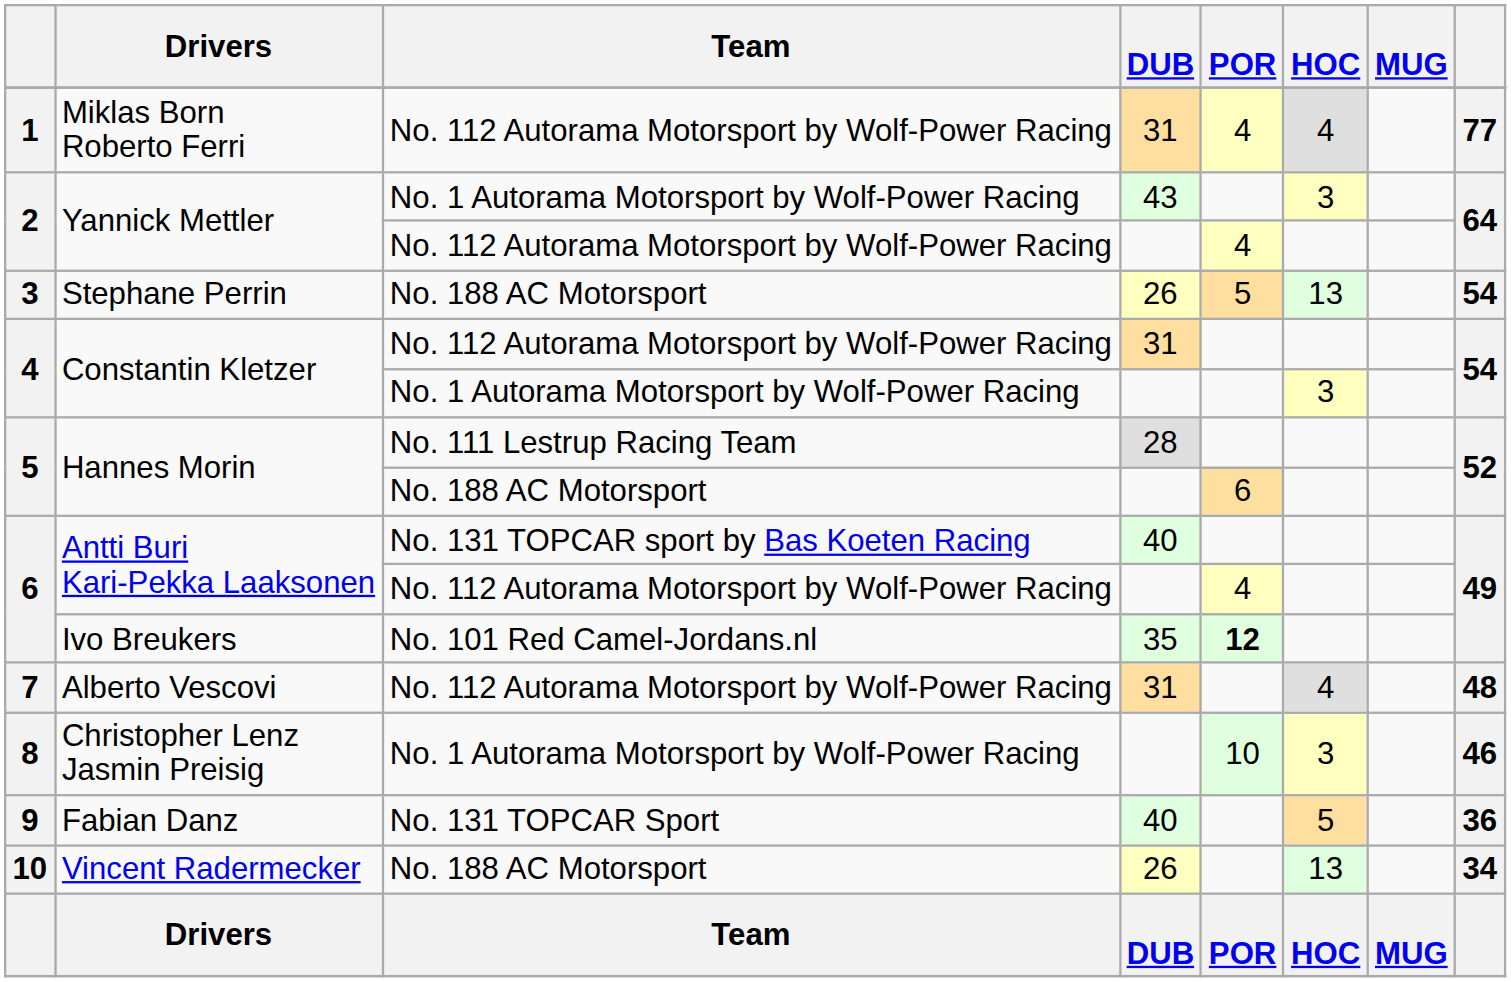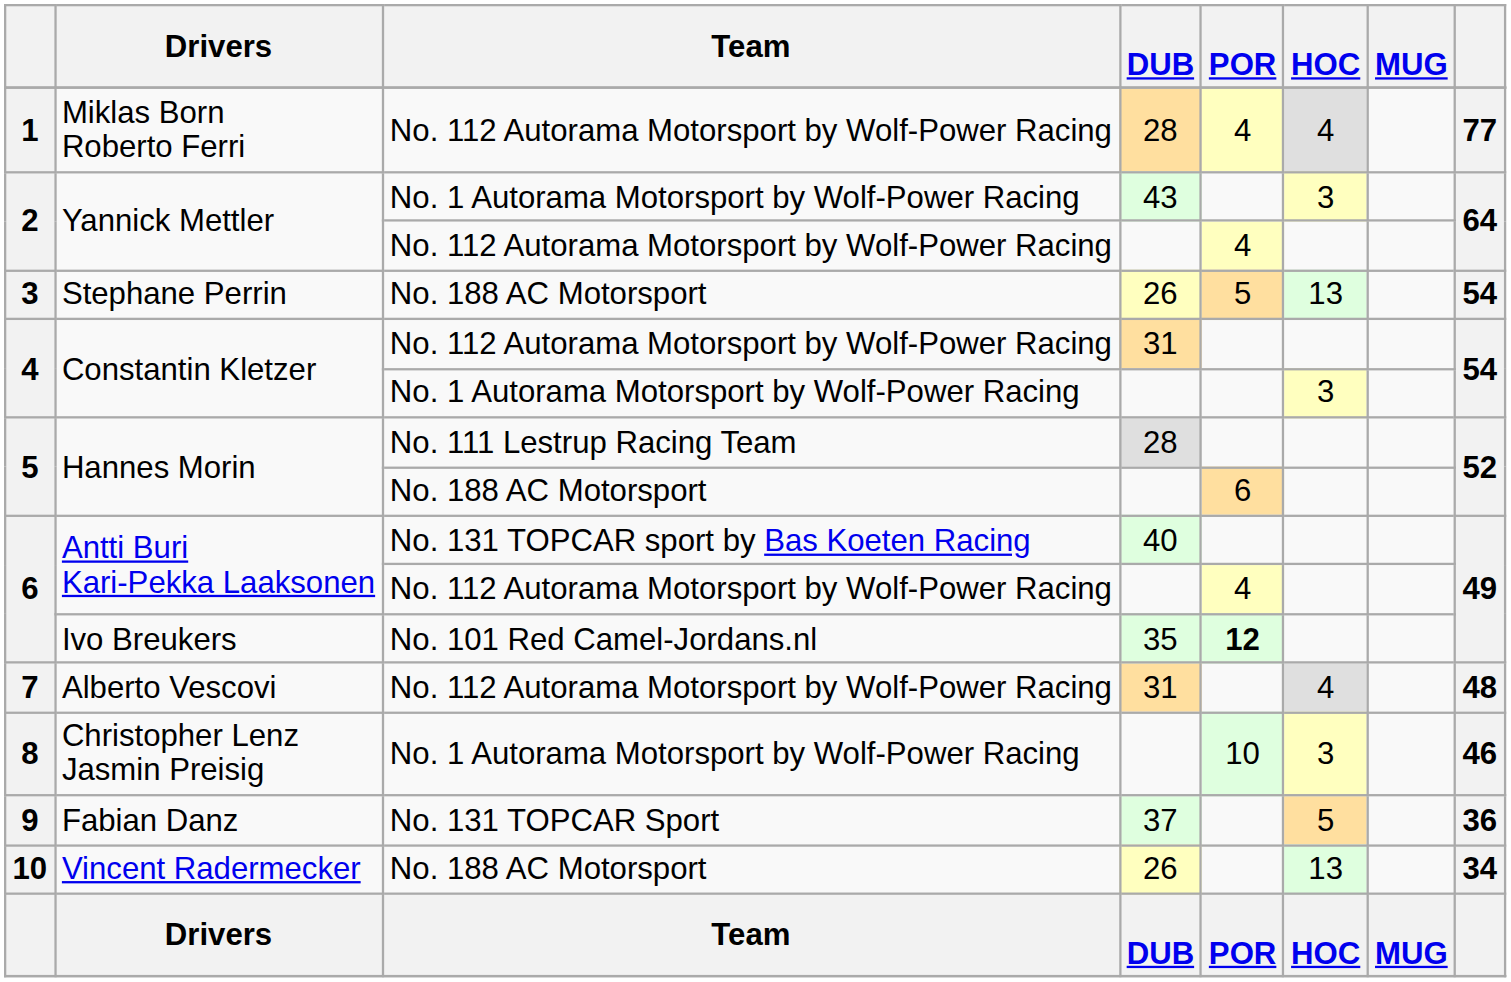(1160, 130) 31 -> (1160, 130) 28
(1160, 820) 40 -> (1160, 820) 37
